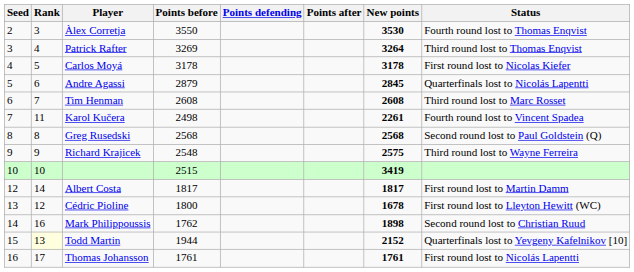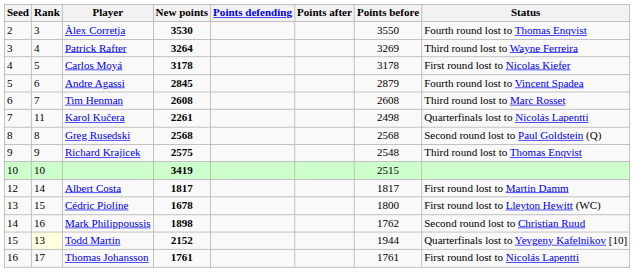columns swapped: (187, 13) <-> (393, 13)
(503, 48) Third round lost to Thomas Enqvist -> (501, 48) Third round lost to Wayne Ferreira
(506, 83) Quarterfinals lost to Nicolás Lapentti -> (504, 83) Fourth round lost to Vincent Spadea
(504, 118) Fourth round lost to Vincent Spadea -> (506, 118) Quarterfinals lost to Nicolás Lapentti
(501, 153) Third round lost to Wayne Ferreira -> (503, 153) Third round lost to Thomas Enqvist
(40, 205) 12 -> (40, 205) 15
